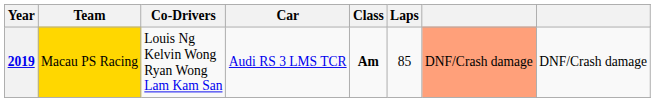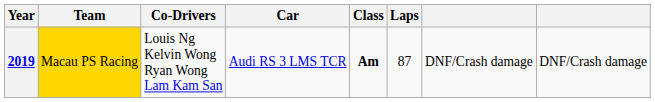(404, 62) 85 -> (404, 62) 87
(479, 62) lightsalmon background -> (479, 62) no background
